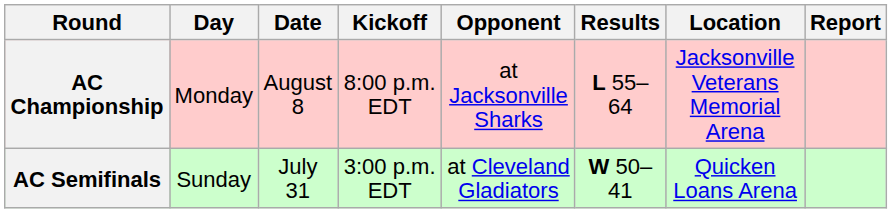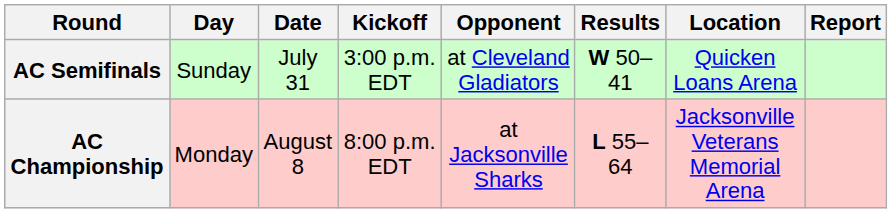rows swapped: (87, 178) <-> (87, 94)
